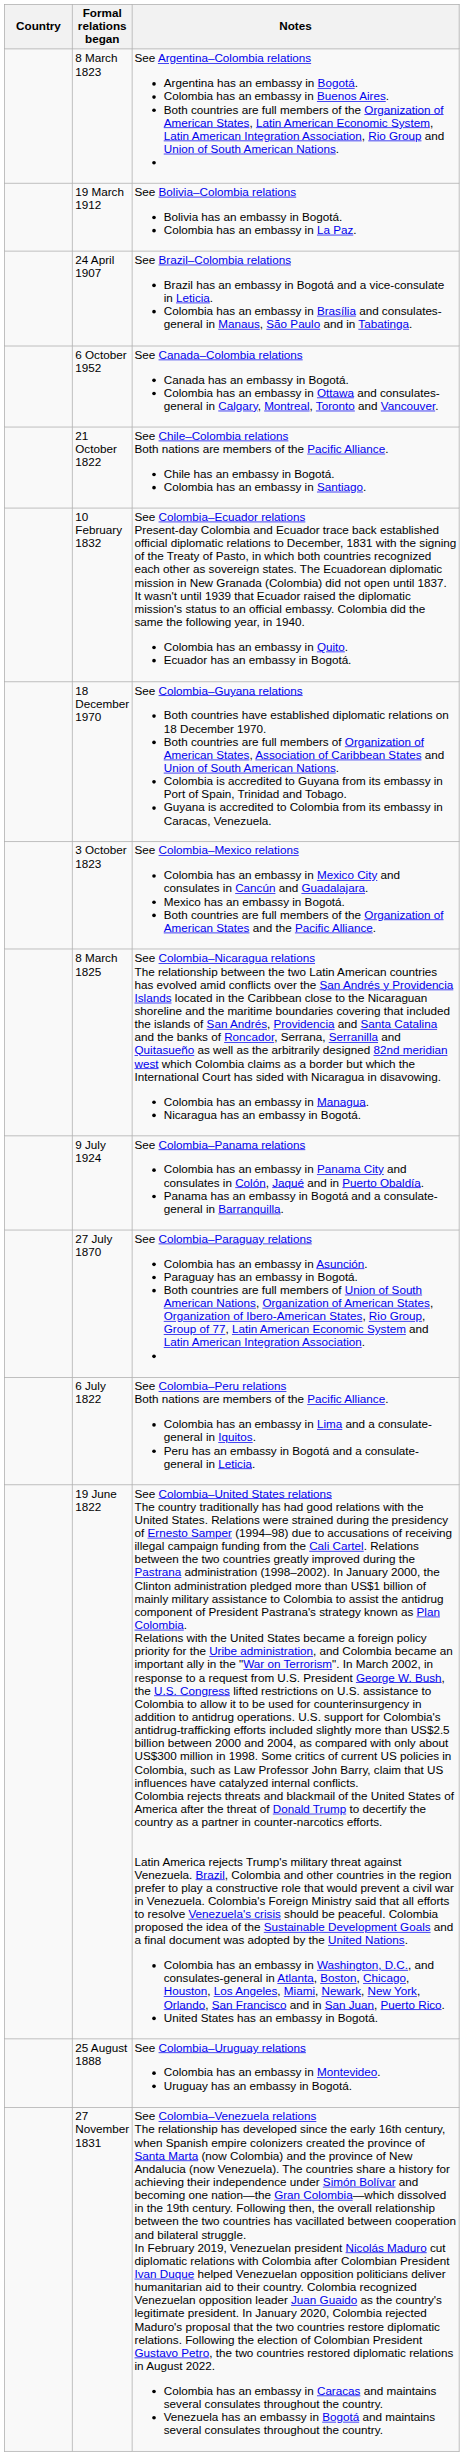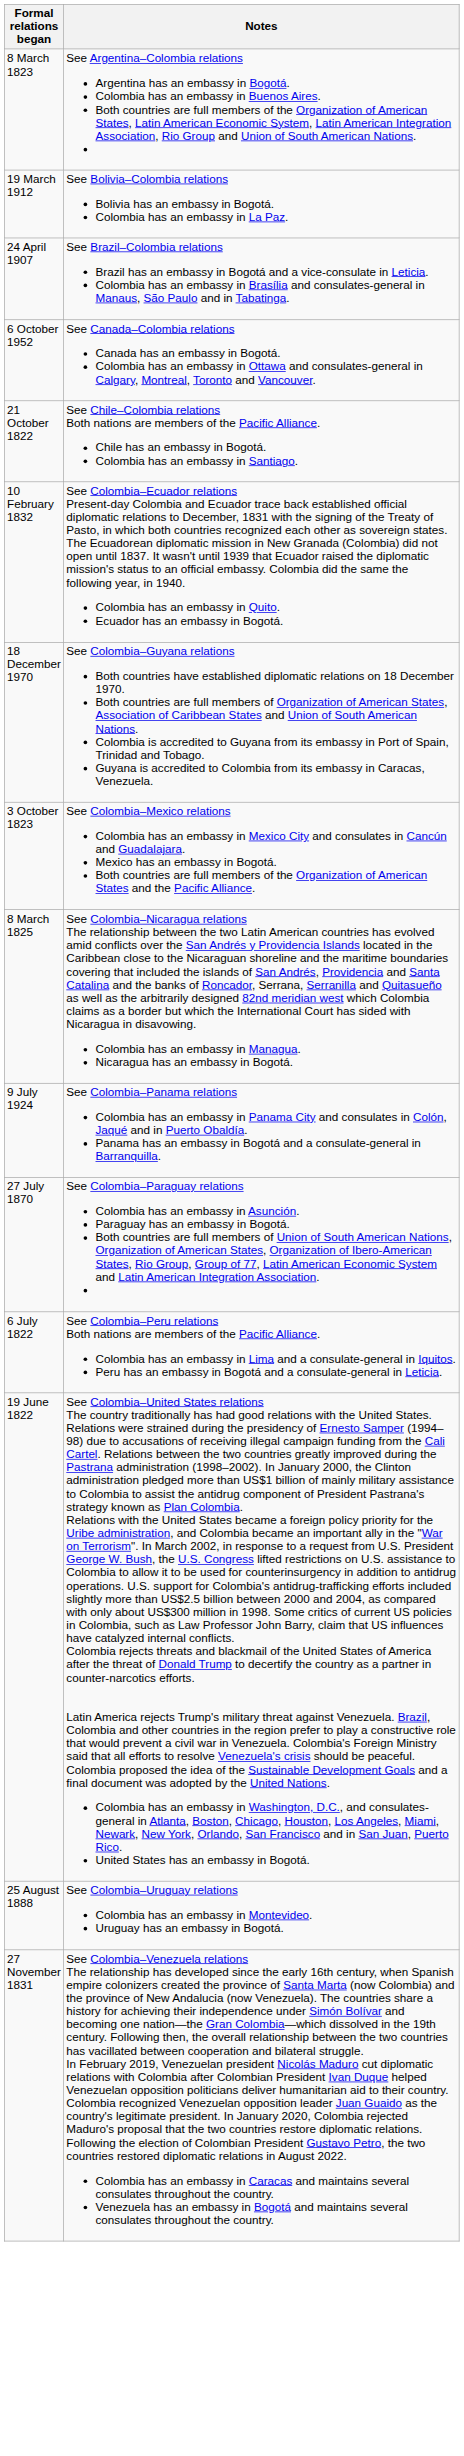- column: (38, 26)
